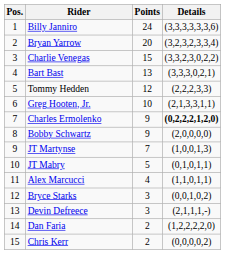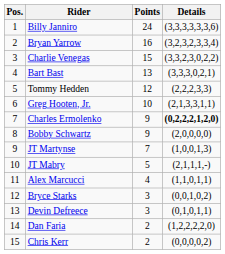(147, 42) 20 -> (147, 42) 16
(191, 165) (0,1,0,1,1) -> (191, 165) (2,1,1,1,-)
(191, 211) (2,1,1,1,-) -> (191, 211) (0,1,0,1,1)
